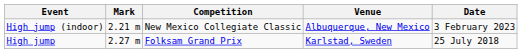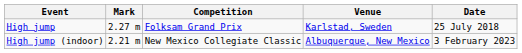rows swapped: (31, 41) <-> (55, 26)
